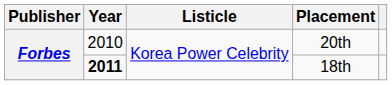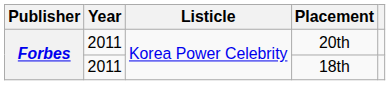(105, 42) 2010 -> (105, 42) 2011
(105, 67) bold -> (105, 67) normal
